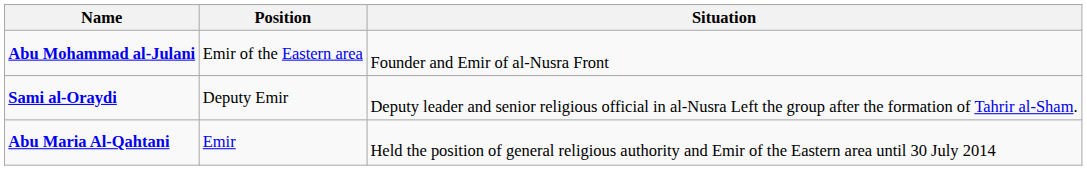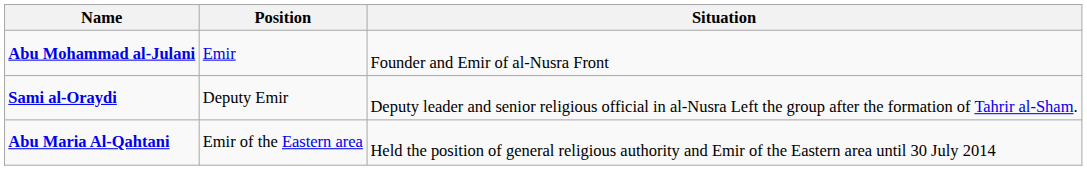(283, 52) Emir of the Eastern area -> (219, 52) Emir
(219, 142) Emir -> (283, 142) Emir of the Eastern area
